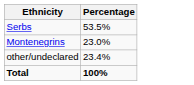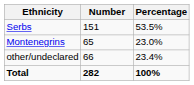+ column: (107, 12)
